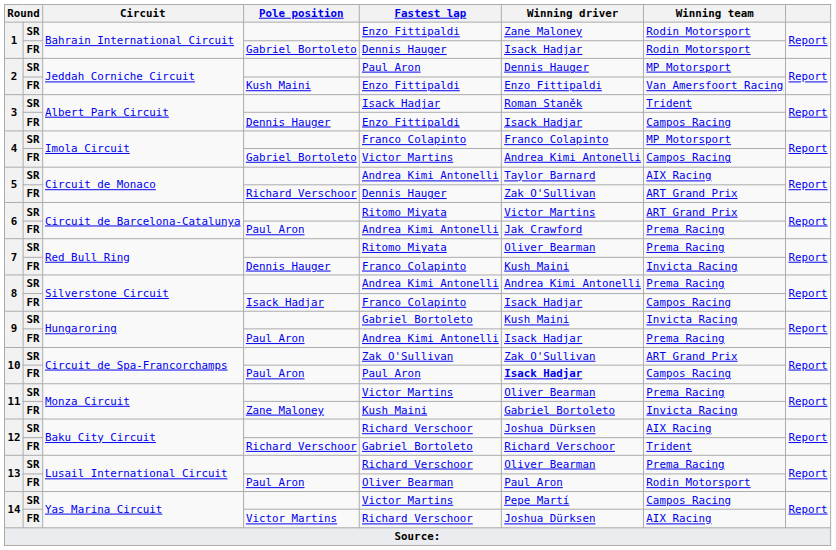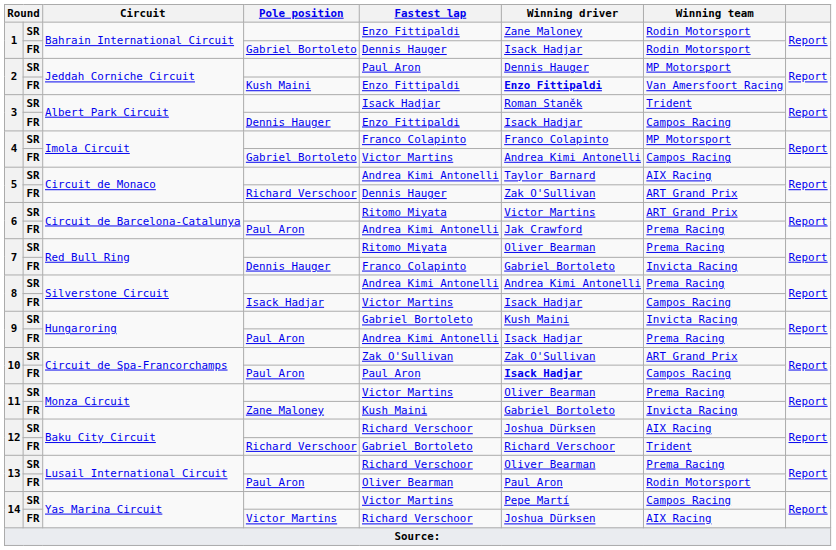(553, 86) normal -> (553, 86) bold
(537, 266) Kush Maini -> (560, 266) Gabriel Bortoleto
(414, 302) Franco Colapinto -> (408, 302) Victor Martins
